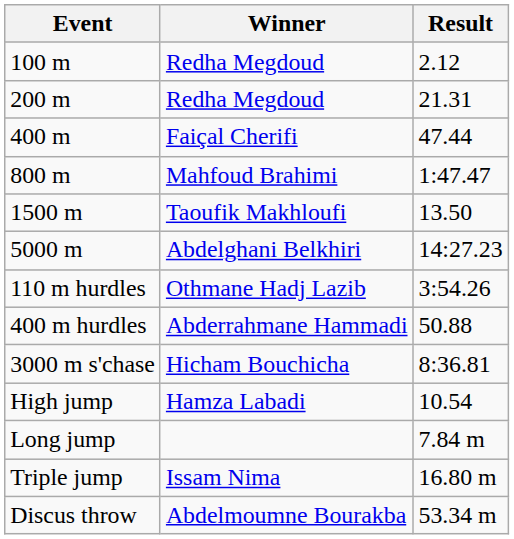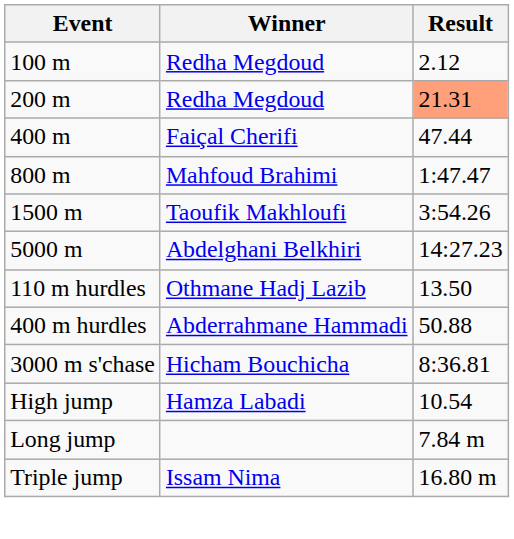(445, 99) no background -> (445, 99) lightsalmon background
(445, 212) 13.50 -> (455, 212) 3:54.26
(455, 288) 3:54.26 -> (445, 288) 13.50
- row: (73, 514)
